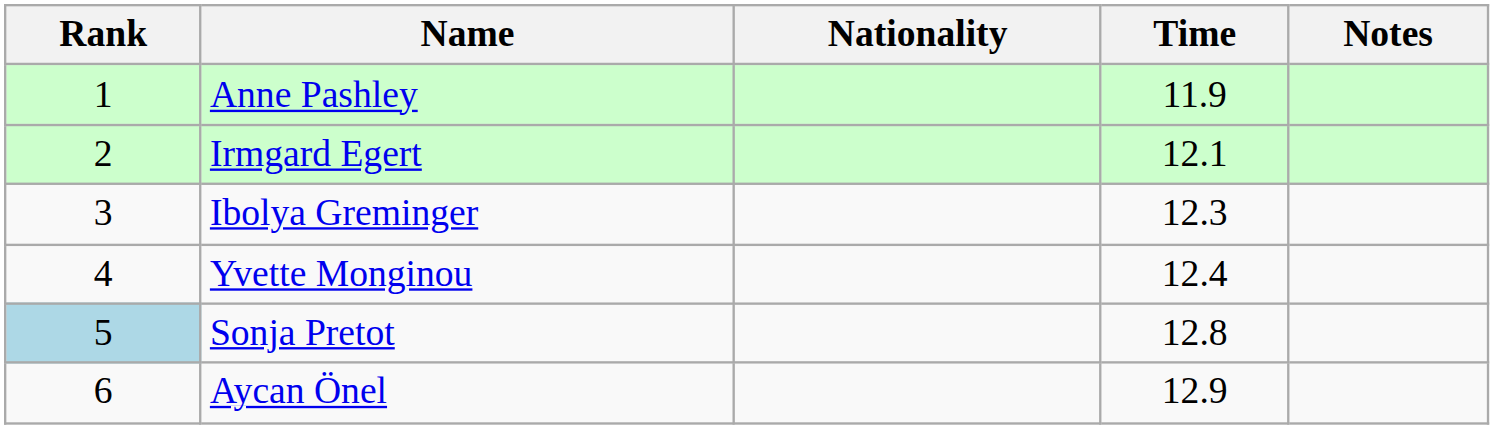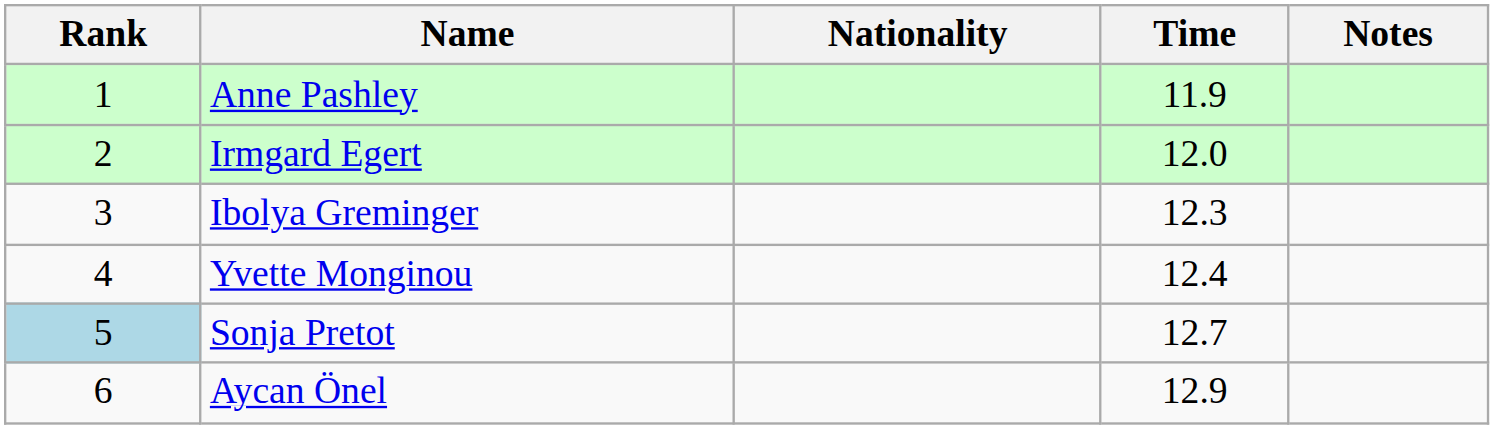(1195, 153) 12.1 -> (1195, 153) 12.0
(1195, 332) 12.8 -> (1195, 332) 12.7
